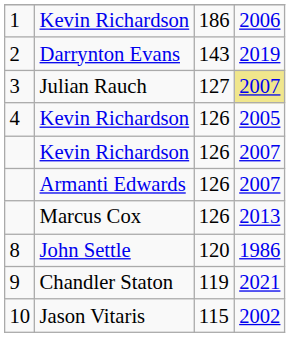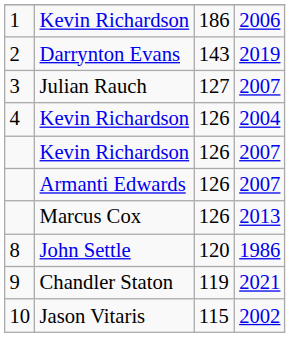(260, 86) khaki background -> (260, 86) no background
(260, 119) 2005 -> (260, 119) 2004
